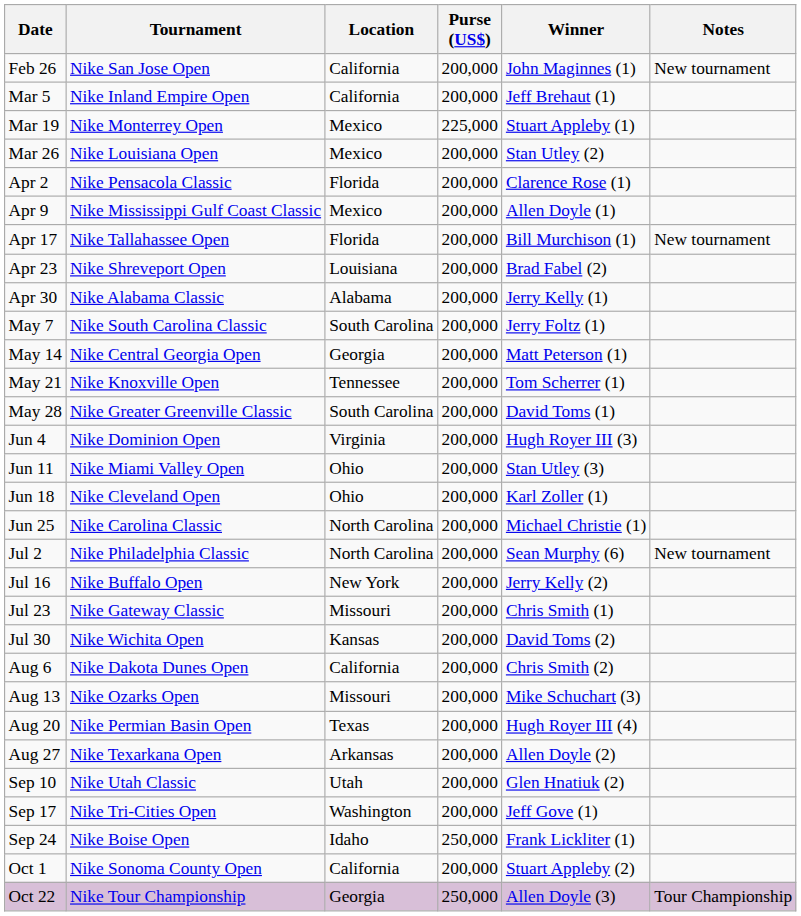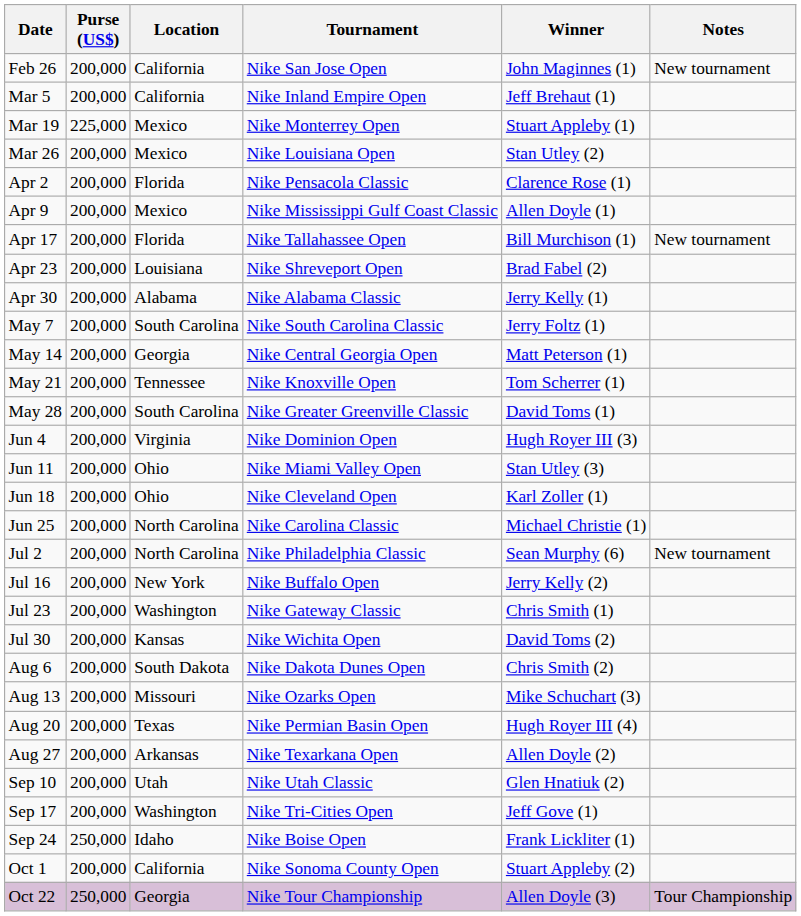columns swapped: (196, 29) <-> (470, 29)
(360, 610) Missouri -> (175, 610) Washington
(364, 668) California -> (182, 668) South Dakota
